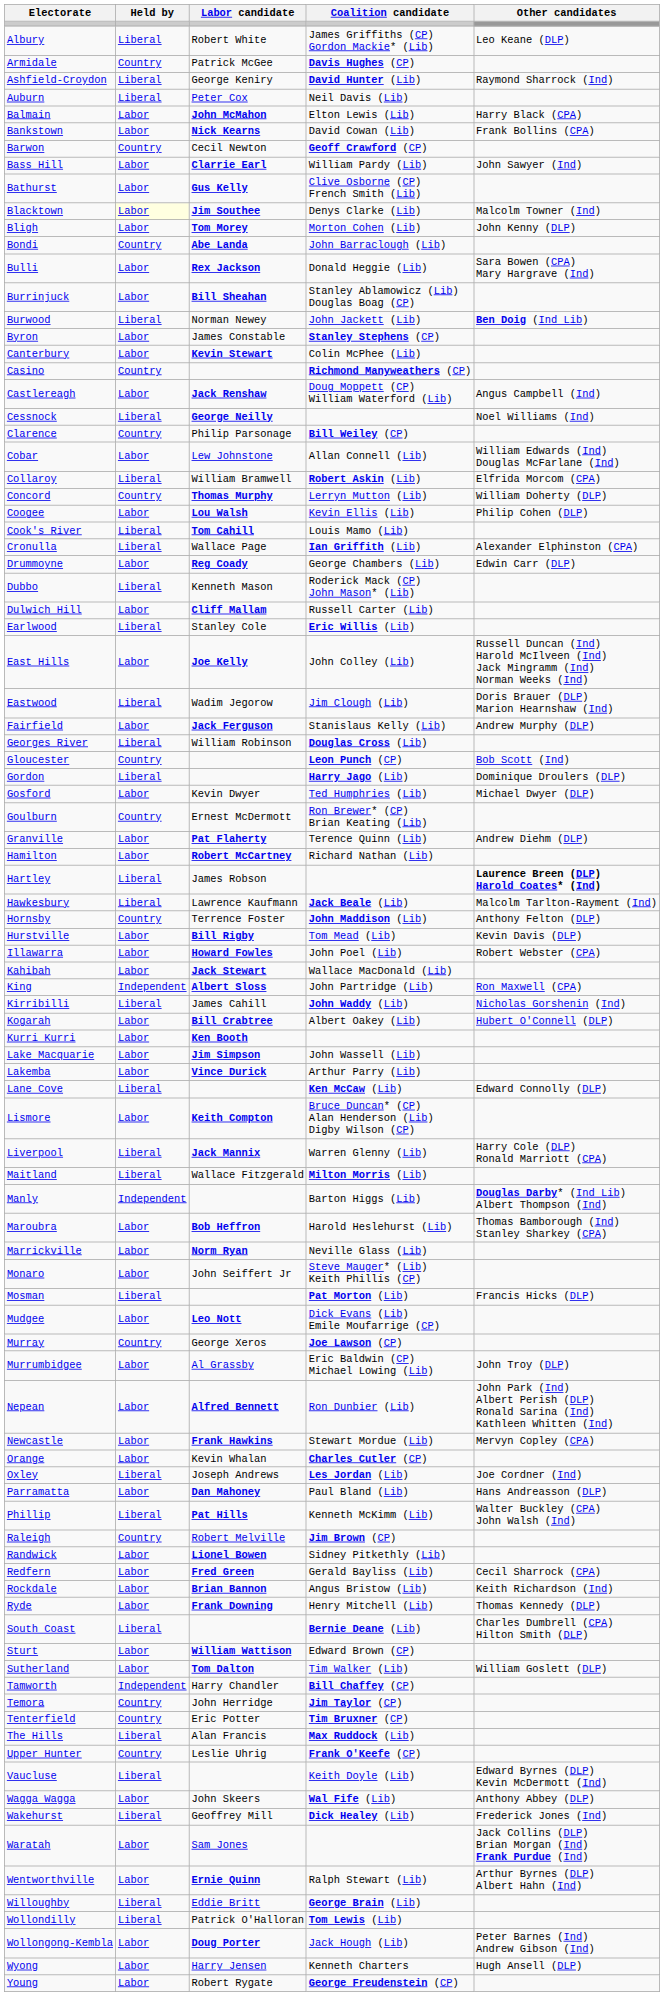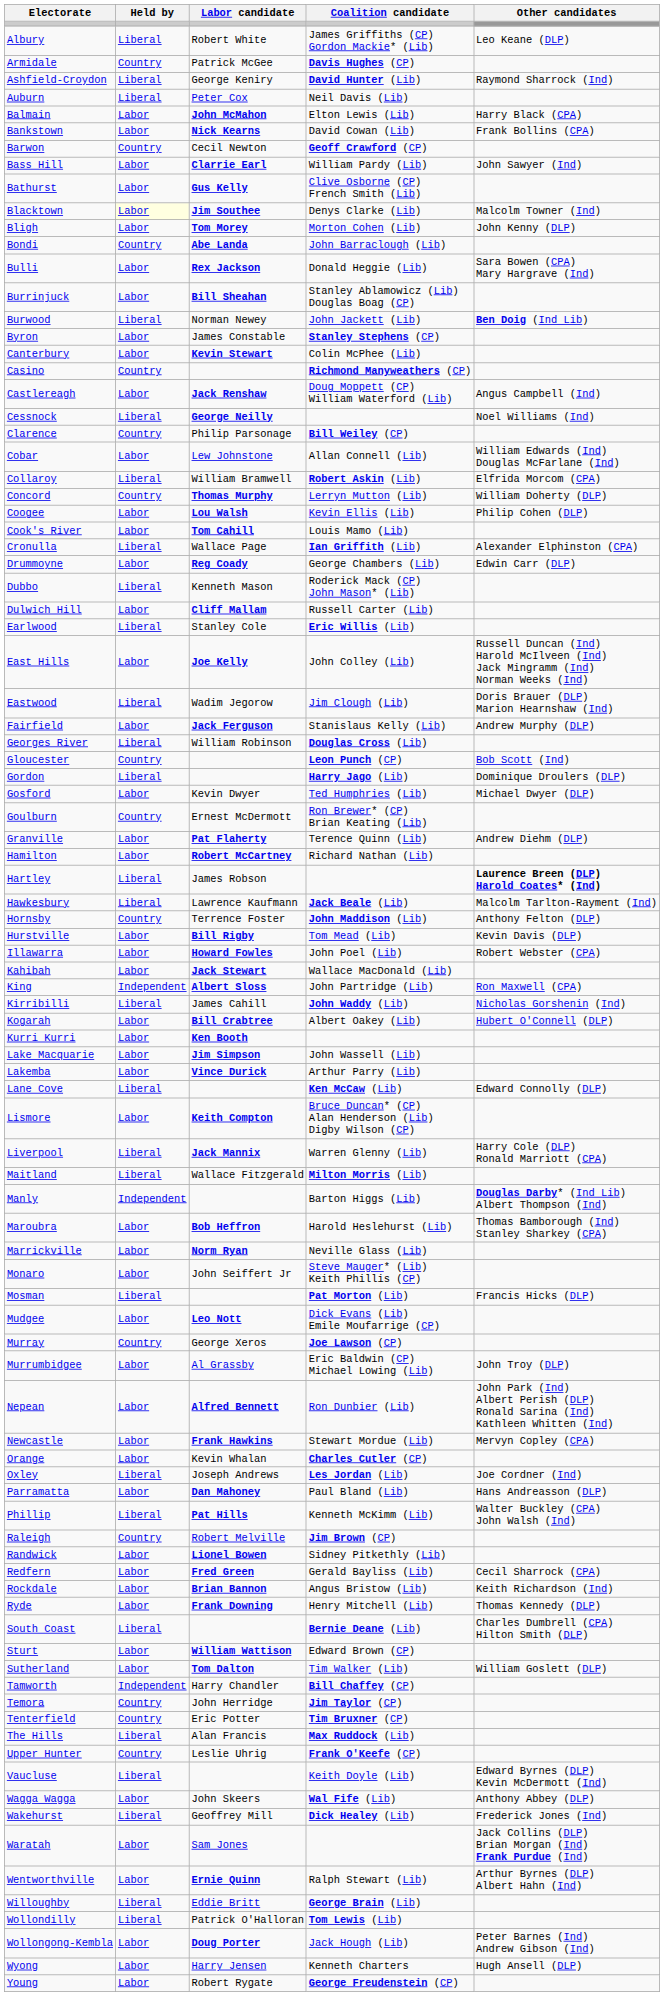(140, 531) Liberal -> (134, 531) Labor
